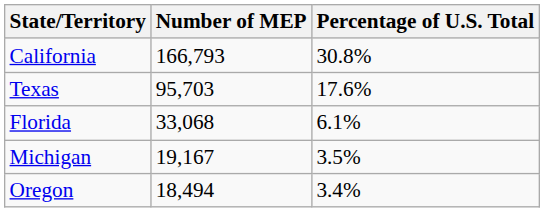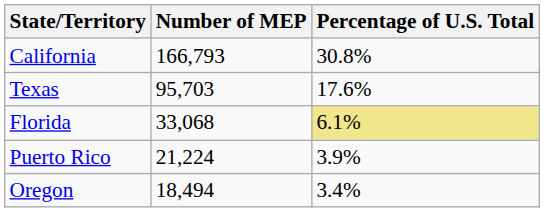(339, 122) no background -> (339, 122) khaki background
+ row: (60, 156)
- row: (50, 156)
